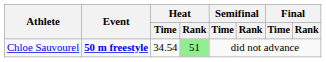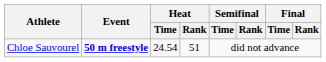(165, 48) 34.54 -> (165, 48) 24.54
(194, 48) lightgreen background -> (194, 48) no background
